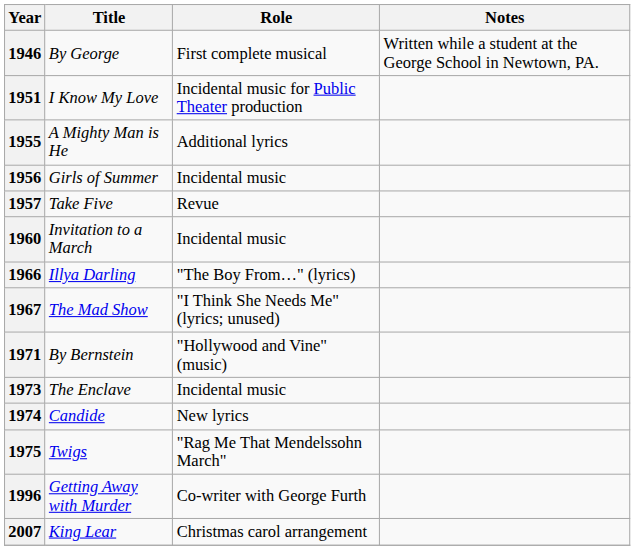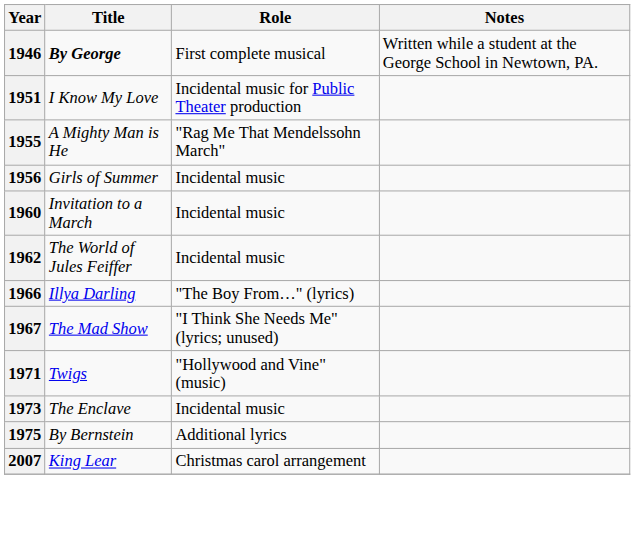(84, 52) normal -> (85, 52) bold
(232, 142) Additional lyrics -> (268, 142) "Rag Me That Mendelssohn March"
- row: (25, 203)
+ row: (25, 257)
(91, 354) By Bernstein -> (68, 373) Twigs
- row: (25, 416)
(68, 451) Twigs -> (91, 434) By Bernstein
(269, 451) "Rag Me That Mendelssohn March" -> (231, 434) Additional lyrics
- row: (25, 496)
